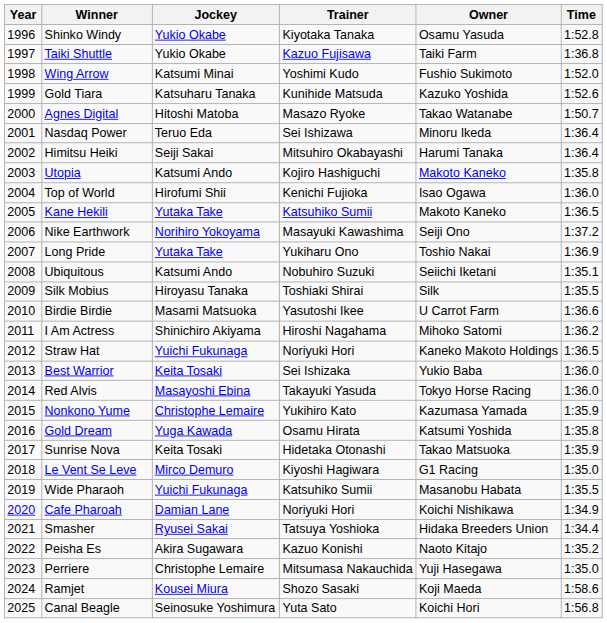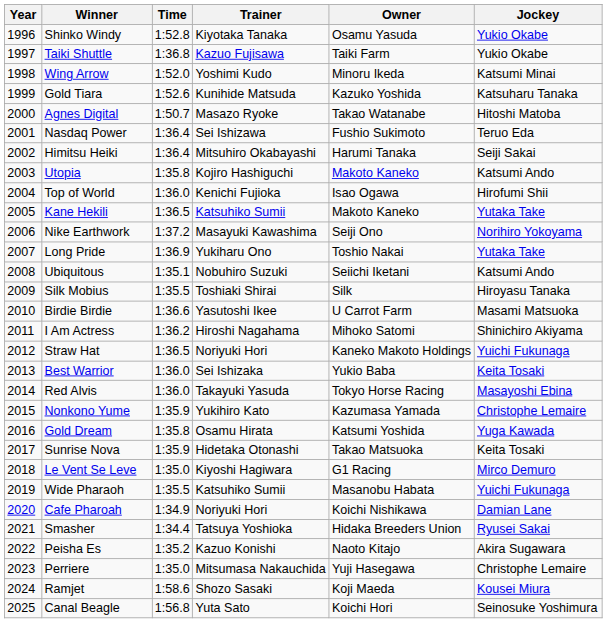columns swapped: (216, 15) <-> (581, 15)
(466, 74) Fushio Sukimoto -> (368, 74) Minoru Ikeda
(455, 133) Minoru Ikeda -> (379, 133) Fushio Sukimoto
